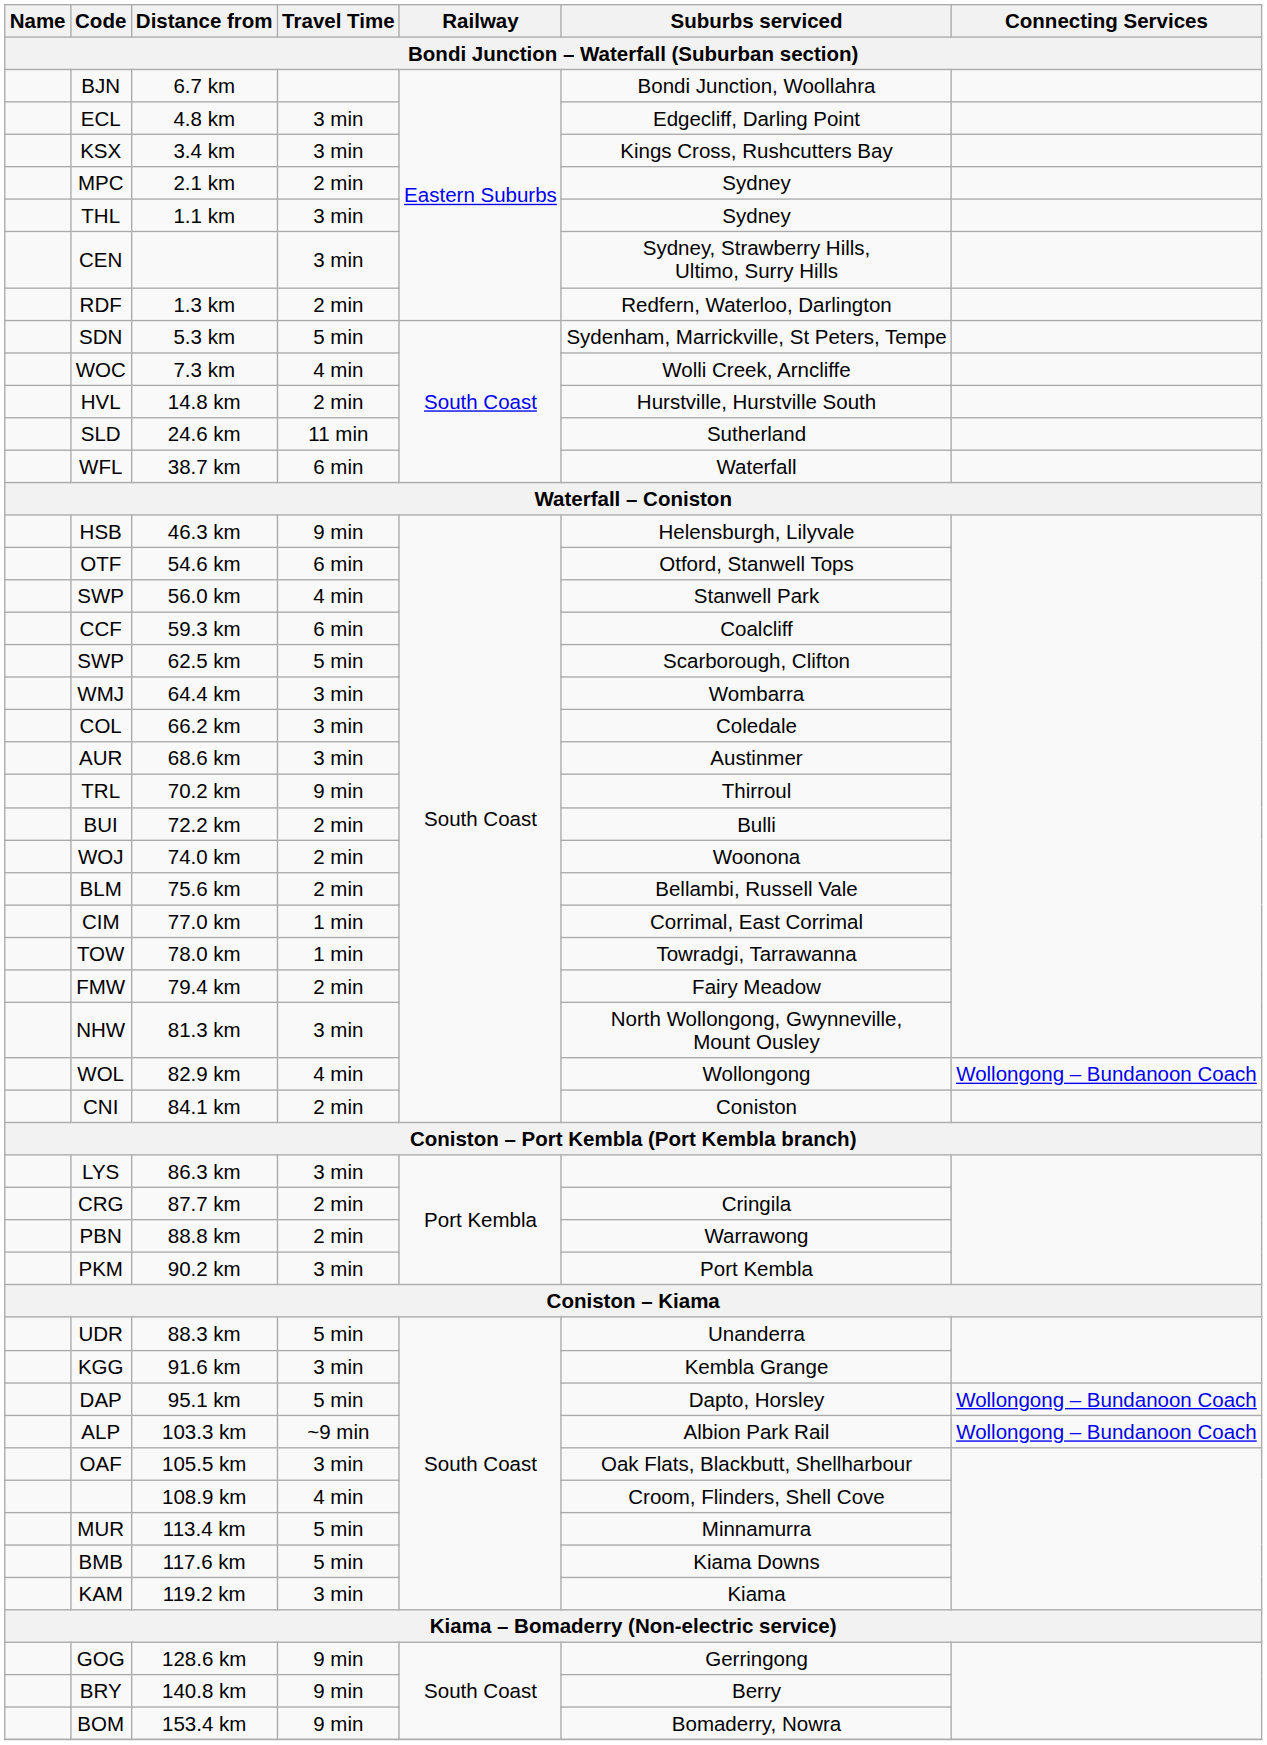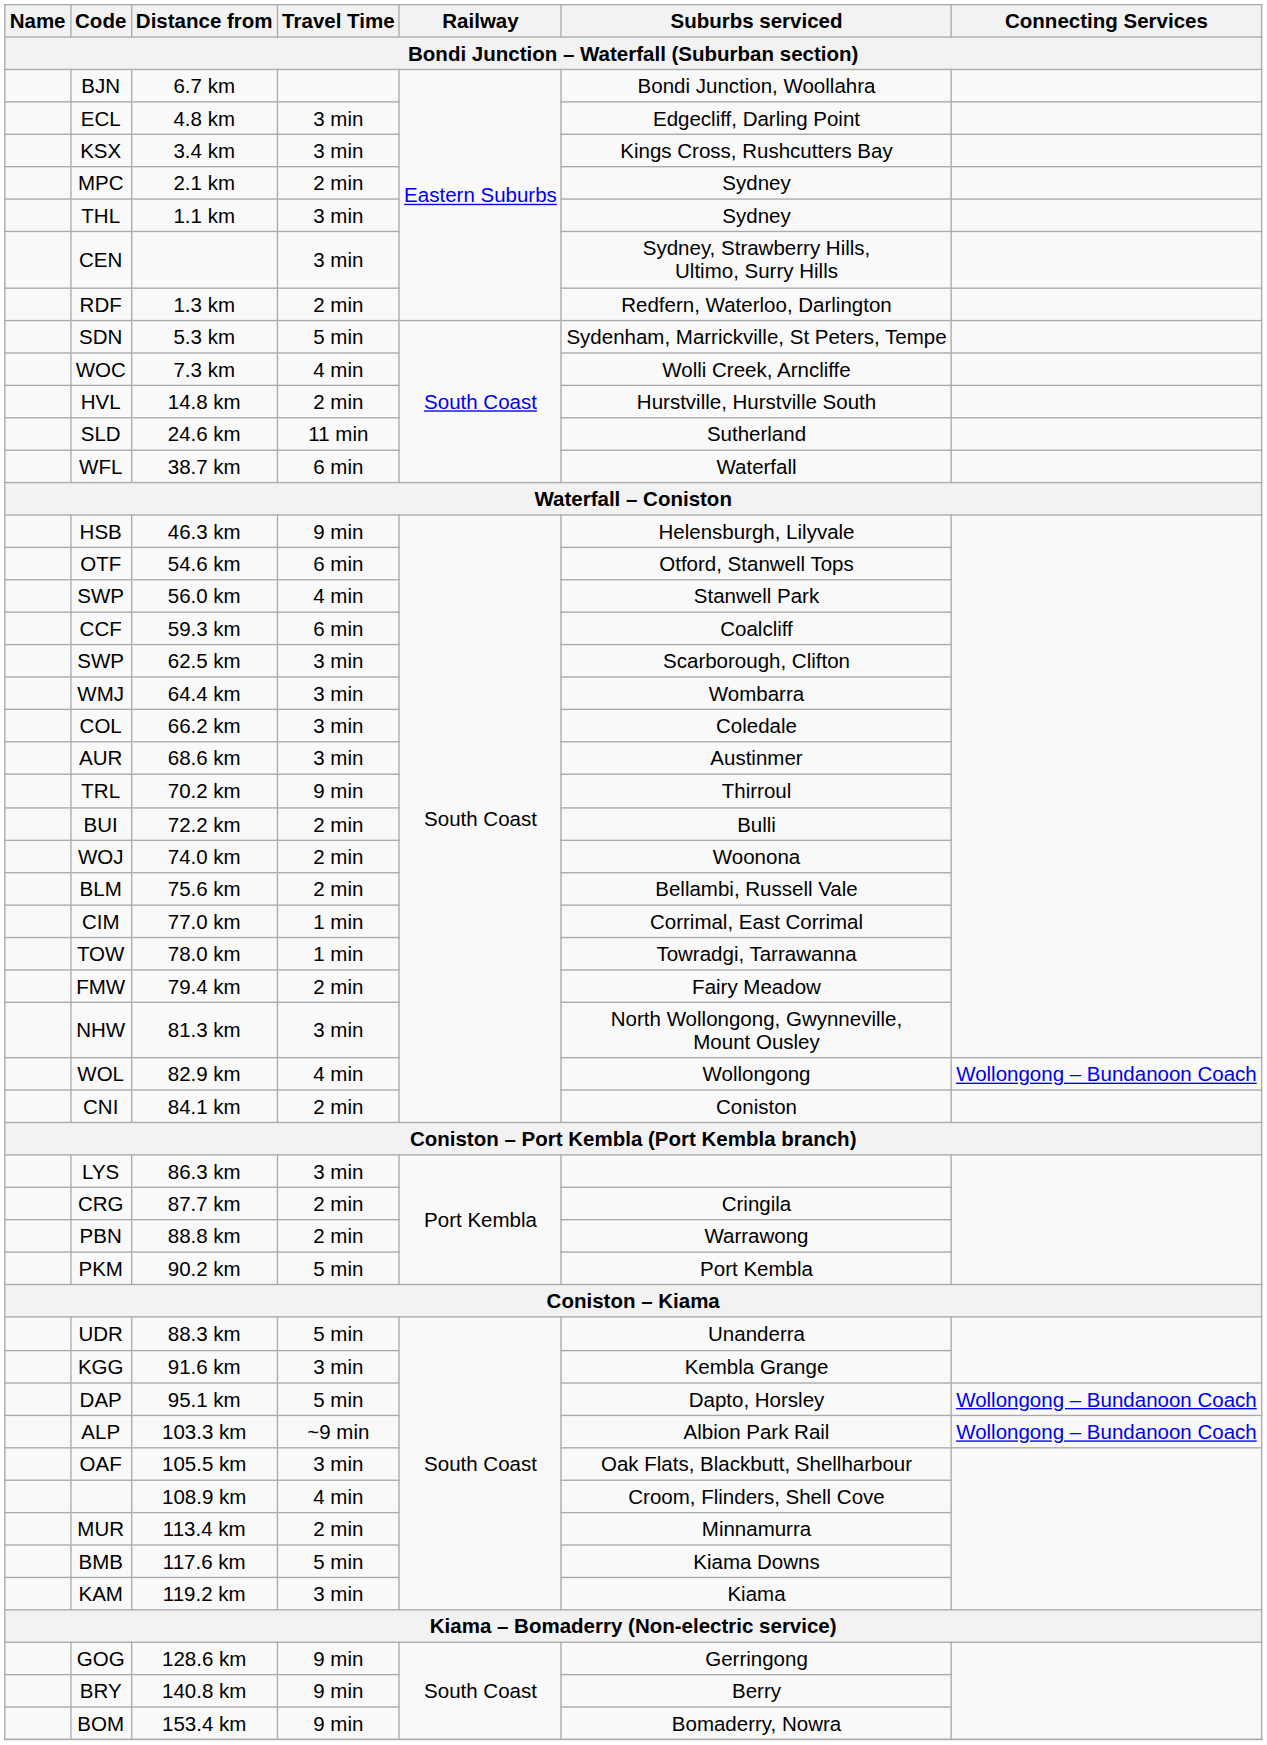(338, 661) 5 min -> (338, 661) 3 min
(338, 1269) 3 min -> (338, 1269) 5 min
(338, 1529) 5 min -> (338, 1529) 2 min
